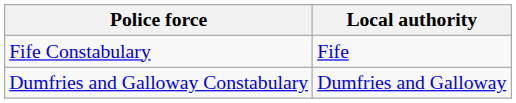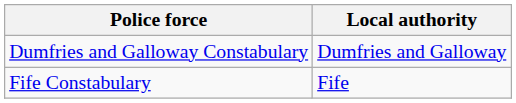rows swapped: (159, 82) <-> (80, 51)
